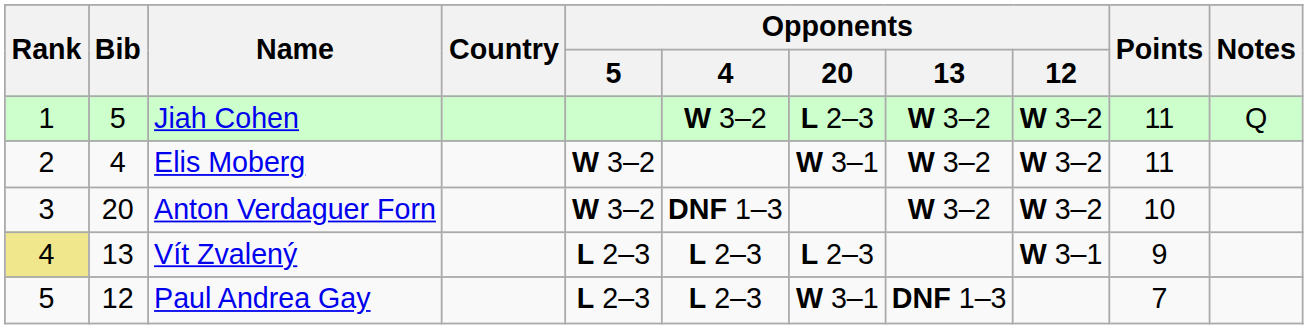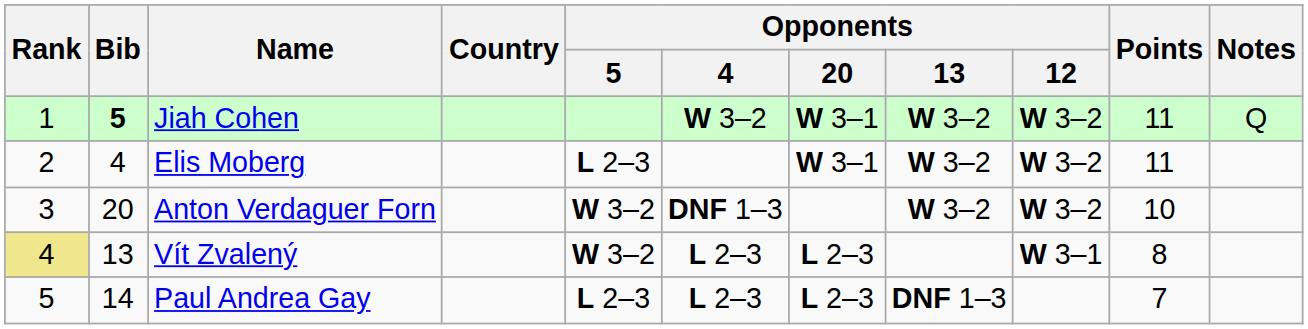(118, 118) normal -> (118, 118) bold
(837, 118) L 2–3 -> (837, 118) W 3–1
(613, 163) W 3–2 -> (613, 163) L 2–3
(613, 254) L 2–3 -> (613, 254) W 3–2
(1159, 254) 9 -> (1159, 254) 8
(118, 299) 12 -> (118, 299) 14
(837, 299) W 3–1 -> (837, 299) L 2–3
